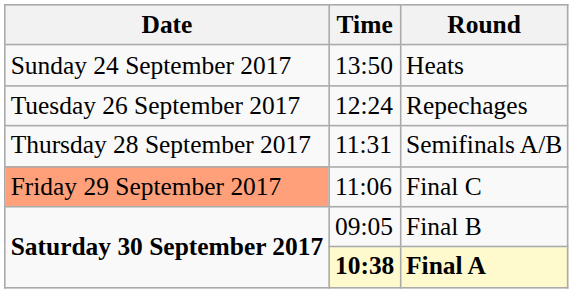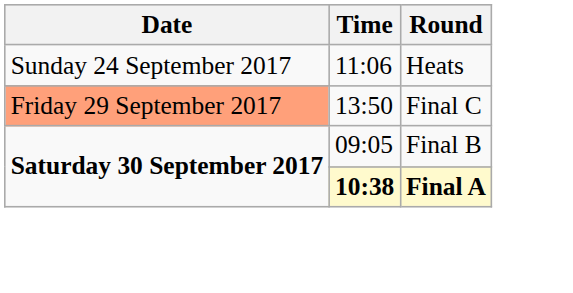(364, 65) 13:50 -> (363, 65) 11:06
- row: (467, 105)
- row: (484, 145)
(363, 186) 11:06 -> (364, 105) 13:50
